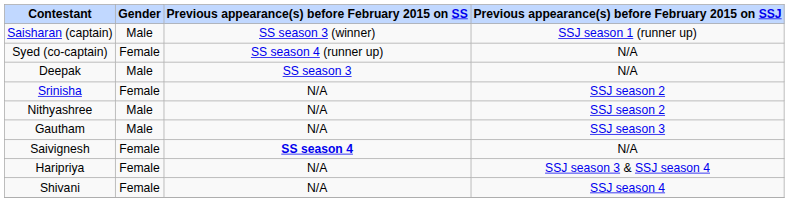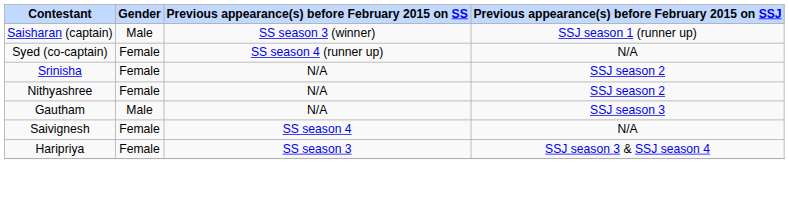- row: (60, 71)
(140, 110) Male -> (140, 91) Female
(317, 149) bold -> (317, 129) normal
(317, 168) N/A -> (317, 149) SS season 3
- row: (60, 187)
